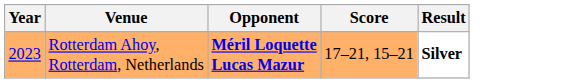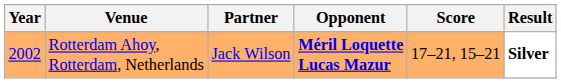+ column: (251, 18)
(25, 54) 2023 -> (25, 54) 2002
